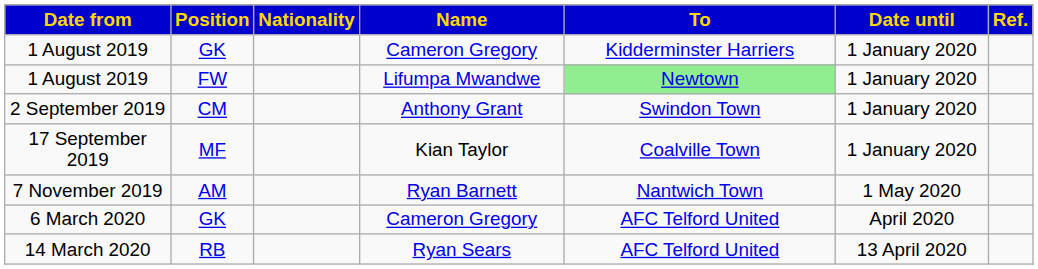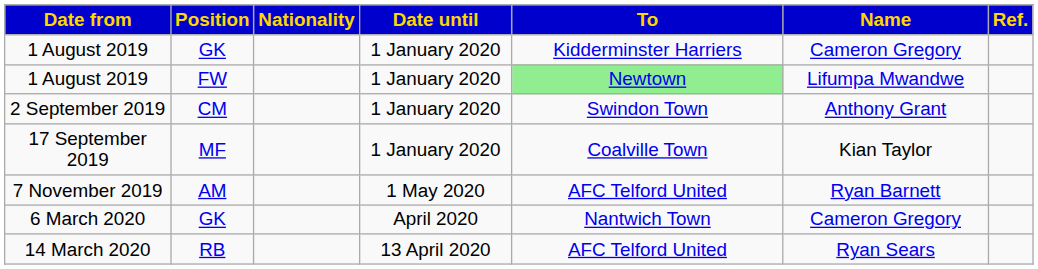columns swapped: (462, 20) <-> (912, 20)
(700, 190) Nantwich Town -> (647, 190) AFC Telford United
(700, 220) AFC Telford United -> (647, 220) Nantwich Town
